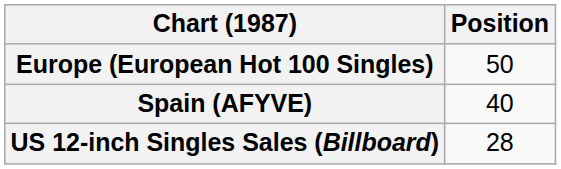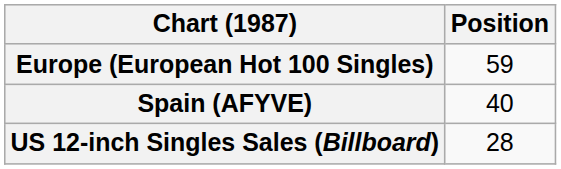(500, 63) 50 -> (500, 63) 59
